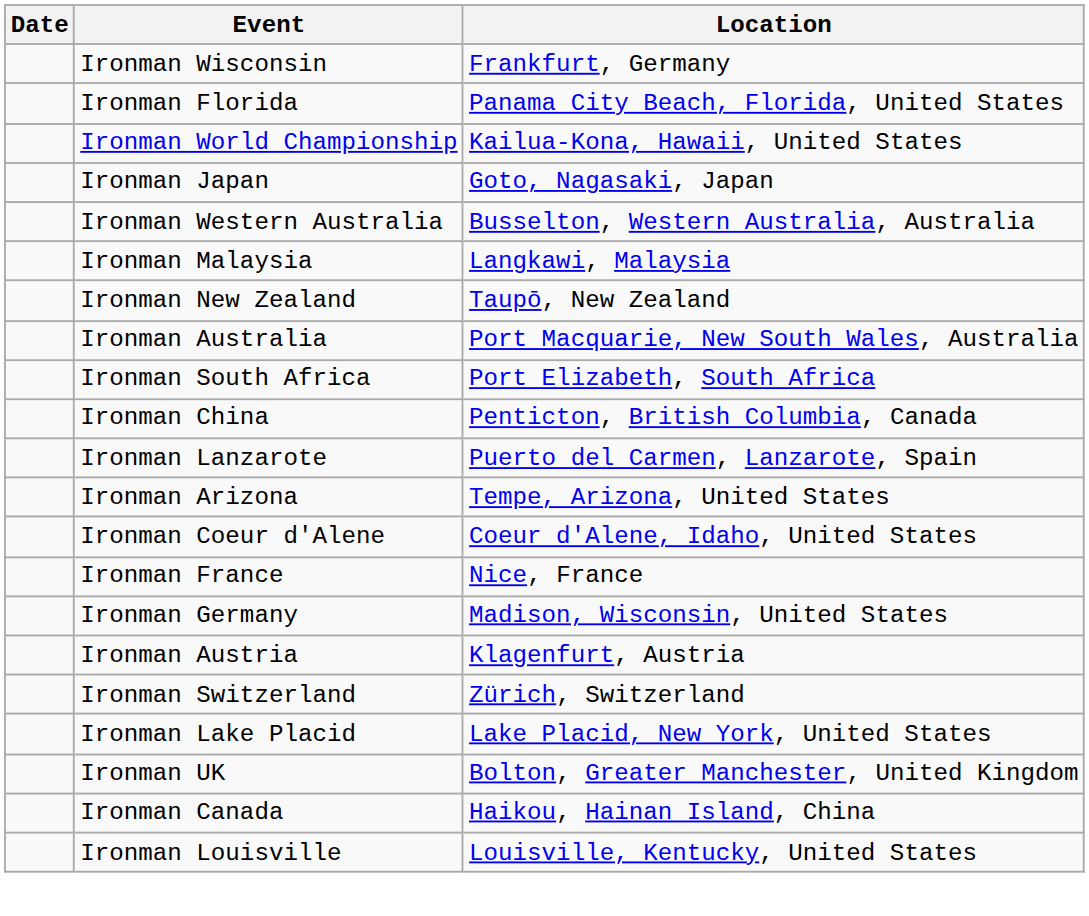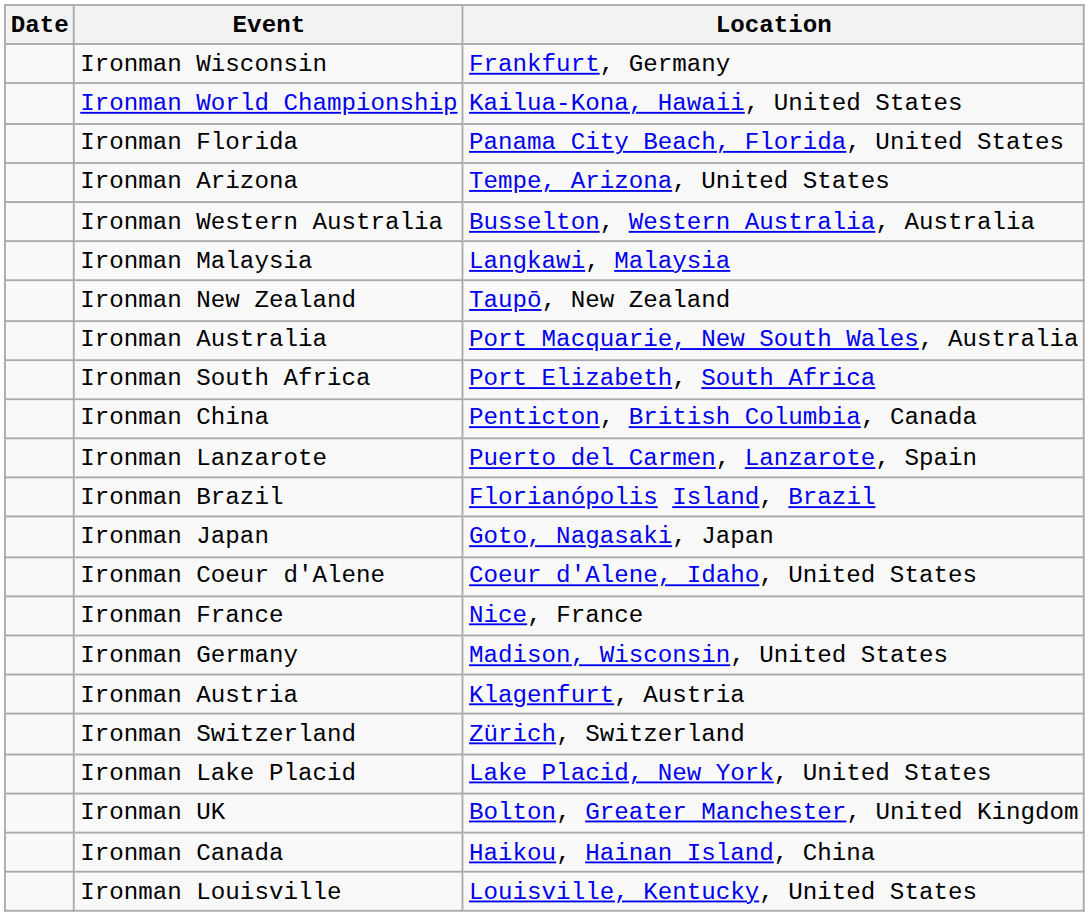rows swapped: (269, 143) <-> (189, 103)
rows swapped: (189, 498) <-> (175, 182)
+ row: (182, 498)
